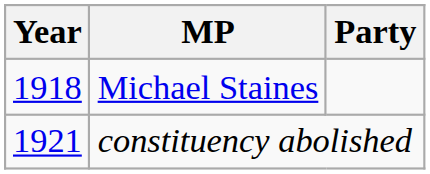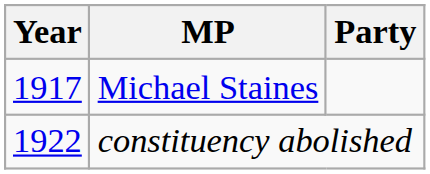(47, 86) 1918 -> (47, 86) 1917
(47, 140) 1921 -> (47, 140) 1922
